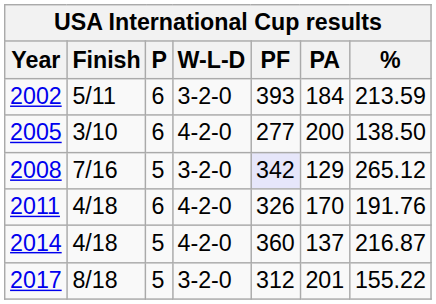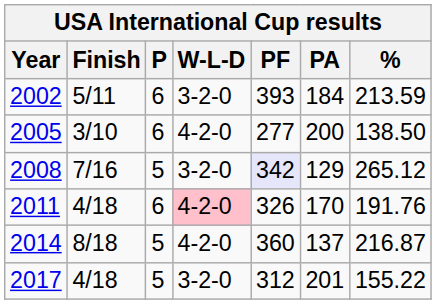(205, 206) no background -> (205, 206) pink background
(95, 243) 4/18 -> (95, 243) 8/18
(95, 280) 8/18 -> (95, 280) 4/18
